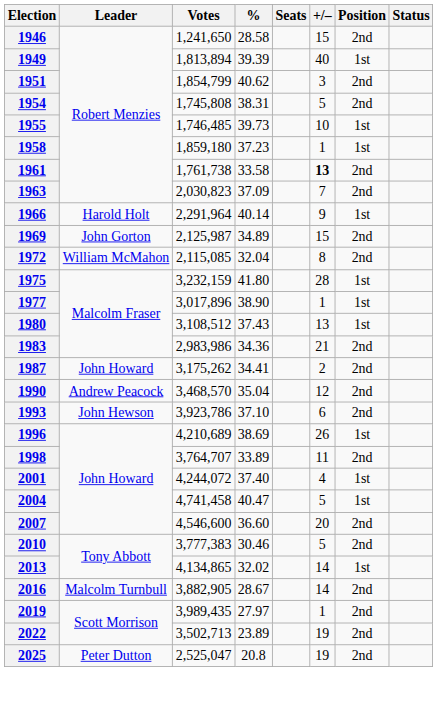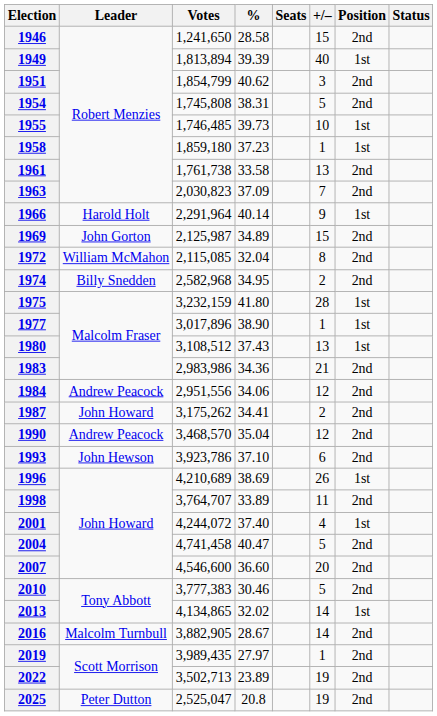(322, 170) bold -> (322, 170) normal
+ row: (32, 280)
+ row: (32, 390)
(362, 501) 1st -> (362, 545) 2nd
